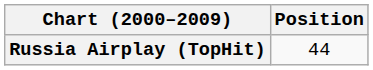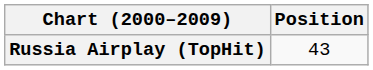(319, 50) 44 -> (319, 50) 43
